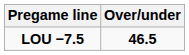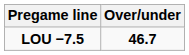(142, 38) 46.5 -> (142, 38) 46.7
